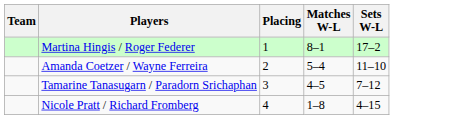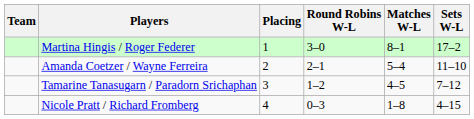+ column: (344, 20)
